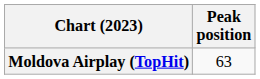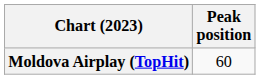(224, 61) 63 -> (224, 61) 60
